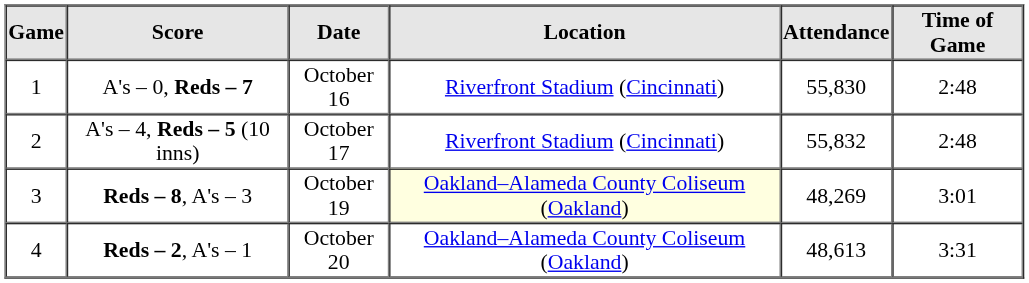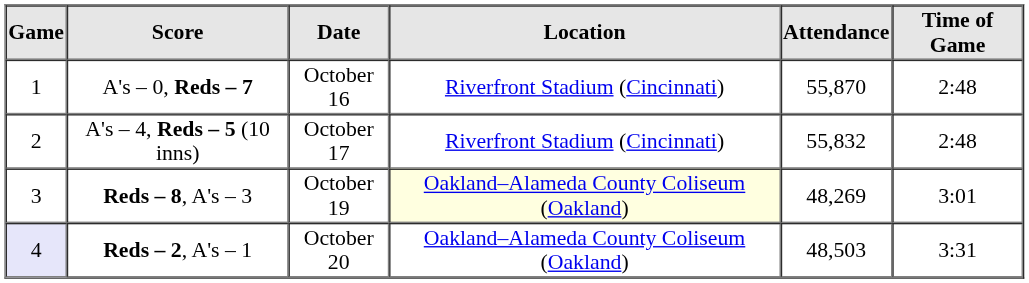(836, 86) 55,830 -> (836, 86) 55,870
(36, 249) no background -> (36, 249) lavender background
(836, 249) 48,613 -> (836, 249) 48,503
